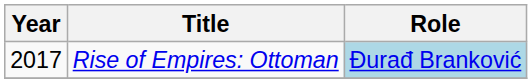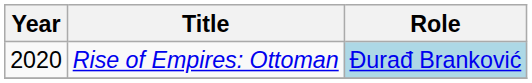(36, 60) 2017 -> (36, 60) 2020
